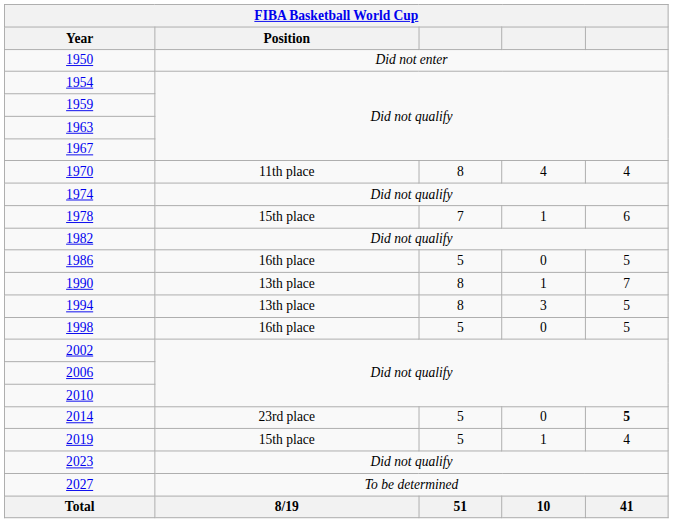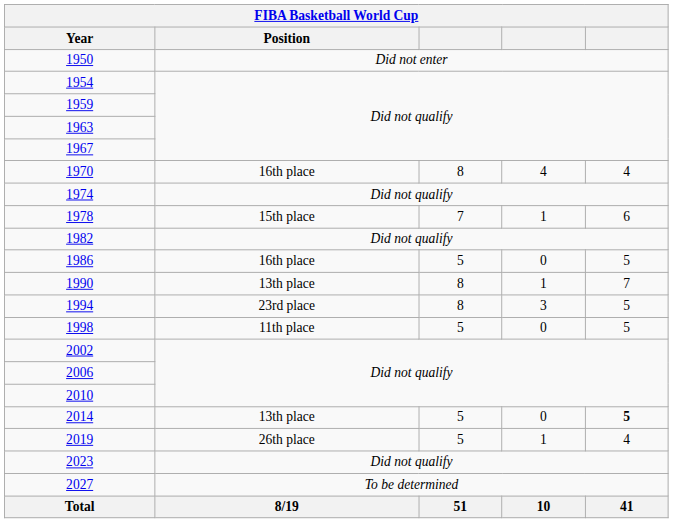(287, 172) 11th place -> (287, 172) 16th place
(287, 306) 13th place -> (287, 306) 23rd place
(287, 328) 16th place -> (287, 328) 11th place
(287, 417) 23rd place -> (287, 417) 13th place
(287, 440) 15th place -> (287, 440) 26th place
